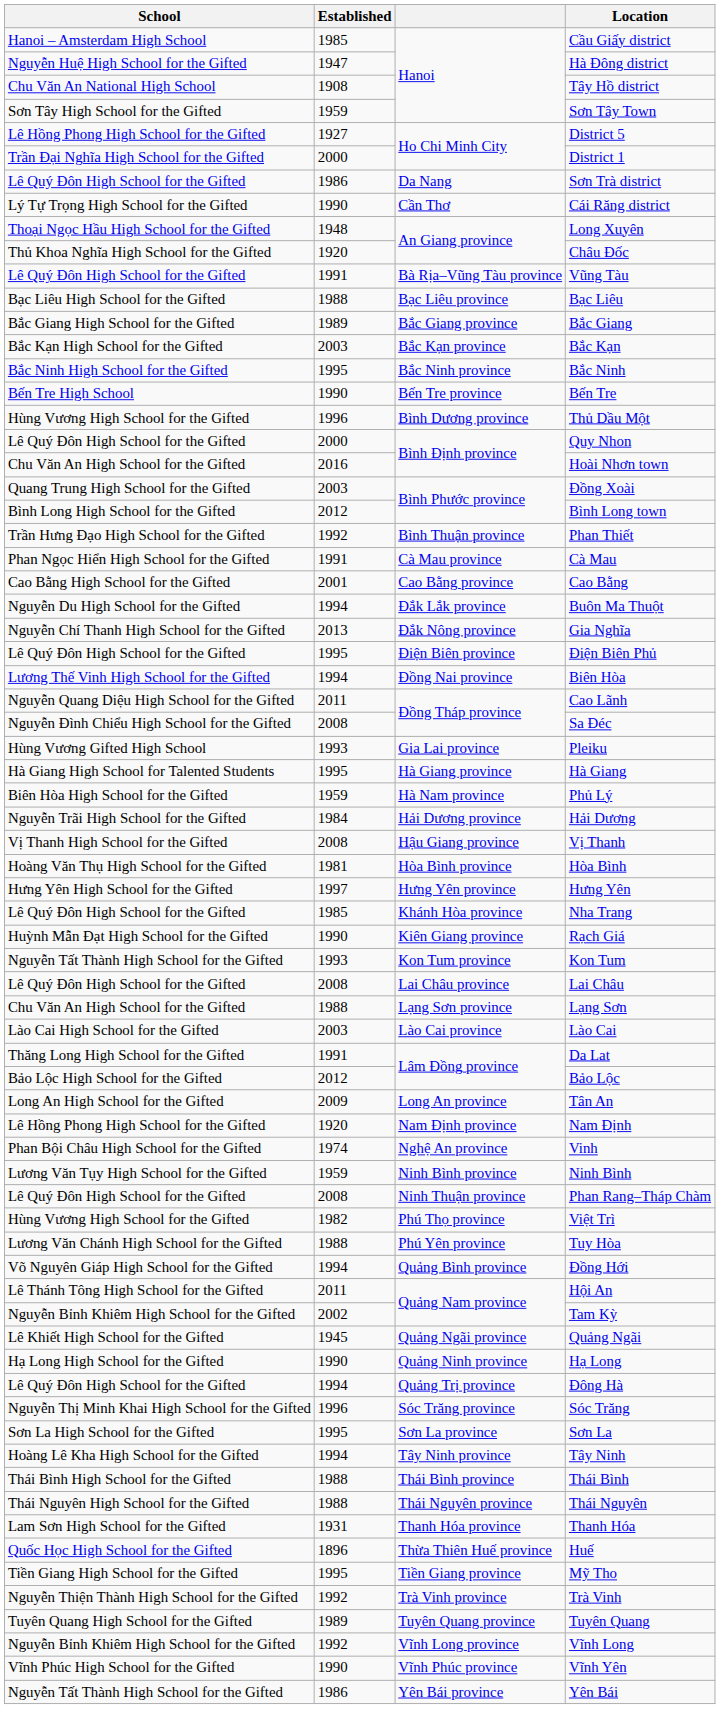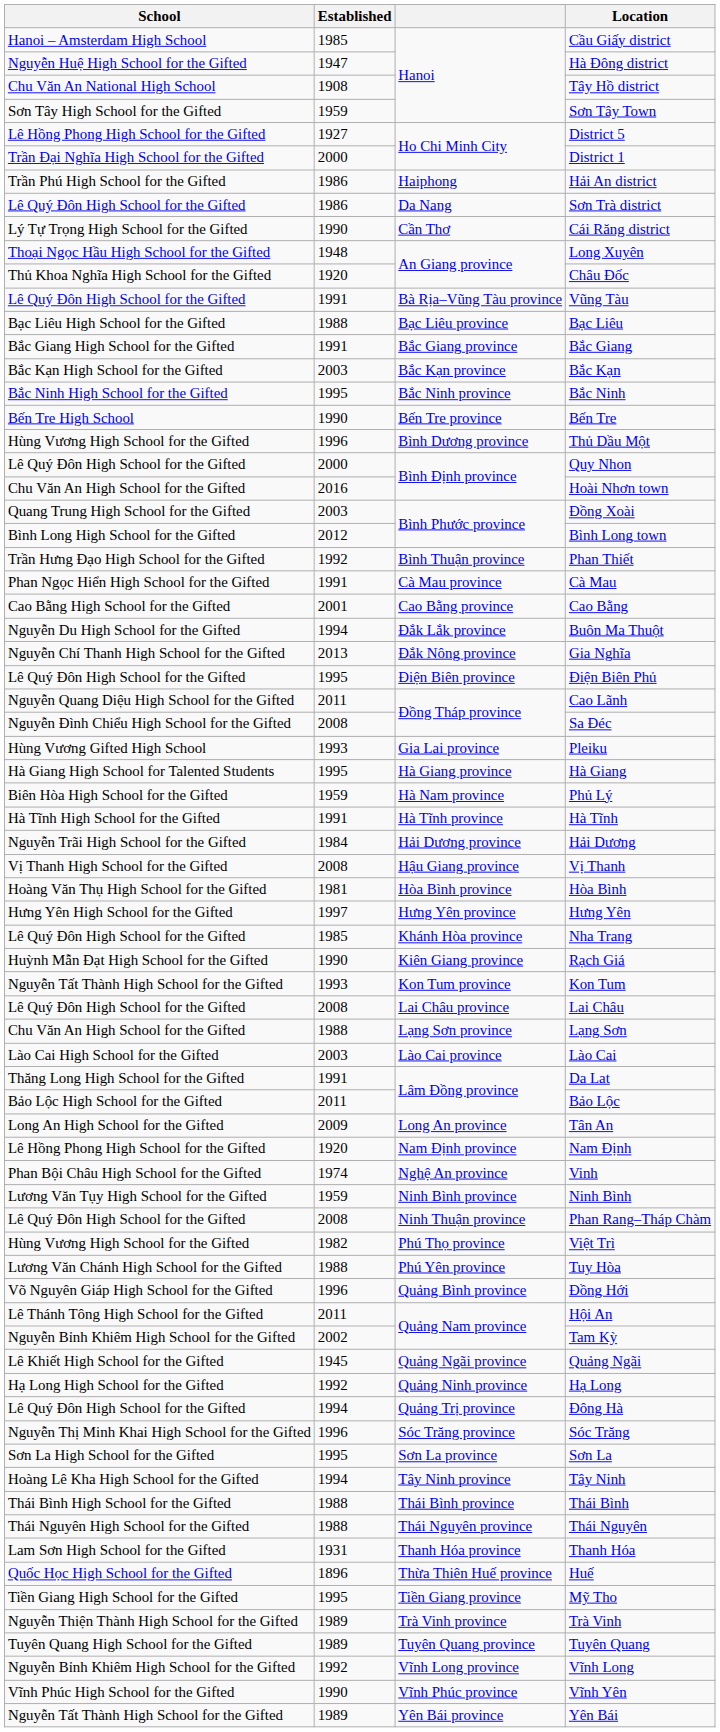+ row: (613, 181)
(333, 323) 1989 -> (333, 346) 1991
- row: (597, 677)
+ row: (593, 818)
(333, 1078) 2012 -> (332, 1101) 2011
(333, 1267) 1994 -> (333, 1290) 1996
(333, 1361) 1990 -> (333, 1385) 1992
(333, 1597) 1992 -> (333, 1621) 1989
(333, 1691) 1986 -> (333, 1715) 1989
